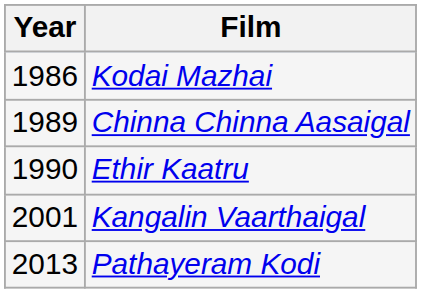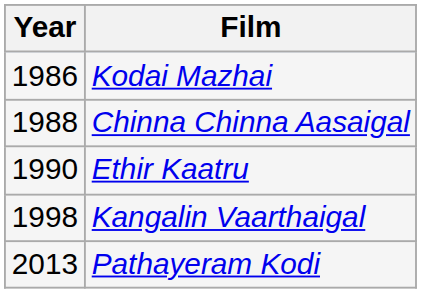(45, 122) 1989 -> (45, 122) 1988
(45, 216) 2001 -> (45, 216) 1998
